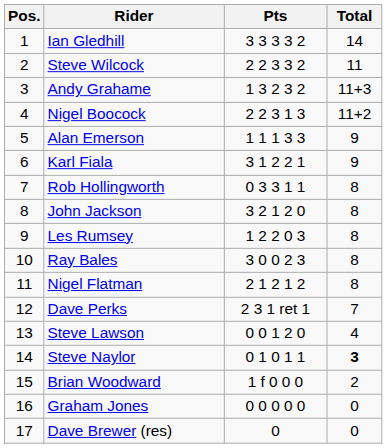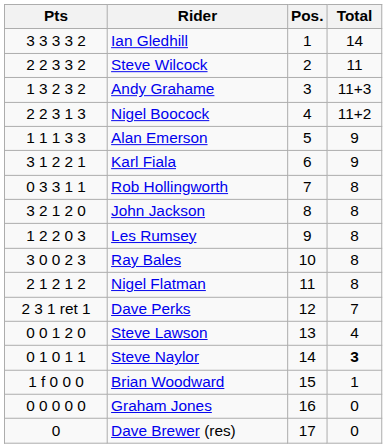columns swapped: (24, 16) <-> (275, 16)
(355, 382) 2 -> (355, 382) 1
